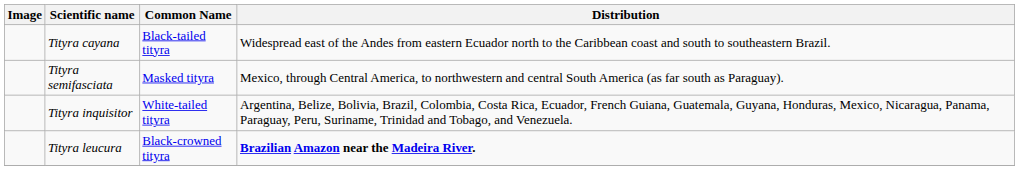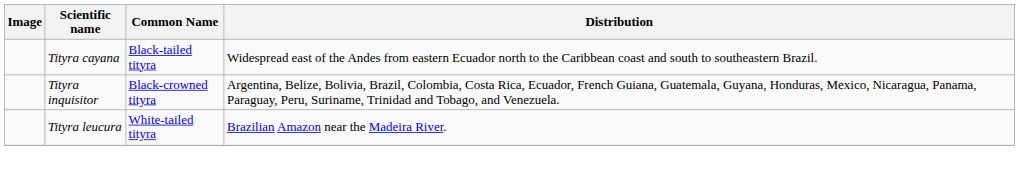- row: (80, 77)
(175, 112) White-tailed tityra -> (168, 92) Black-crowned tityra
(182, 148) Black-crowned tityra -> (161, 127) White-tailed tityra
(358, 148) bold -> (337, 127) normal
